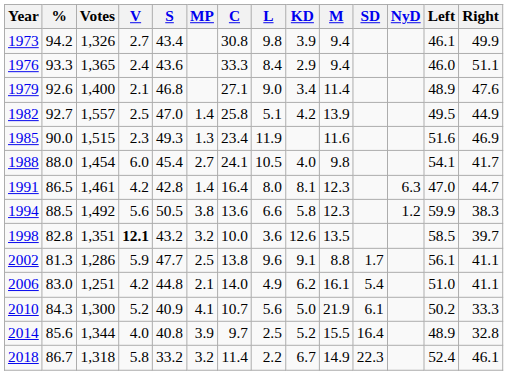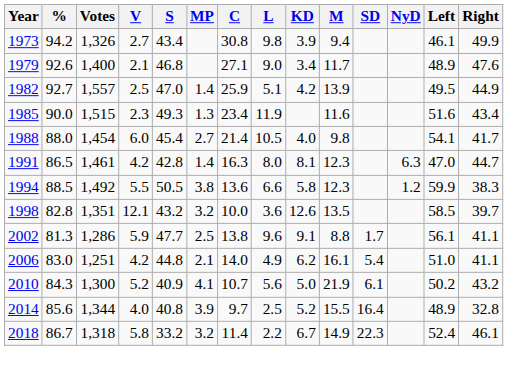- row: (23, 65)
(337, 89) 11.4 -> (337, 65) 11.7
(234, 114) 25.8 -> (234, 89) 25.9
(485, 138) 46.9 -> (485, 114) 43.4
(234, 162) 24.1 -> (234, 138) 21.4
(234, 187) 16.4 -> (234, 162) 16.3
(139, 211) 5.6 -> (139, 187) 5.5
(136, 235) bold -> (136, 211) normal
(485, 308) 33.3 -> (485, 284) 43.2
